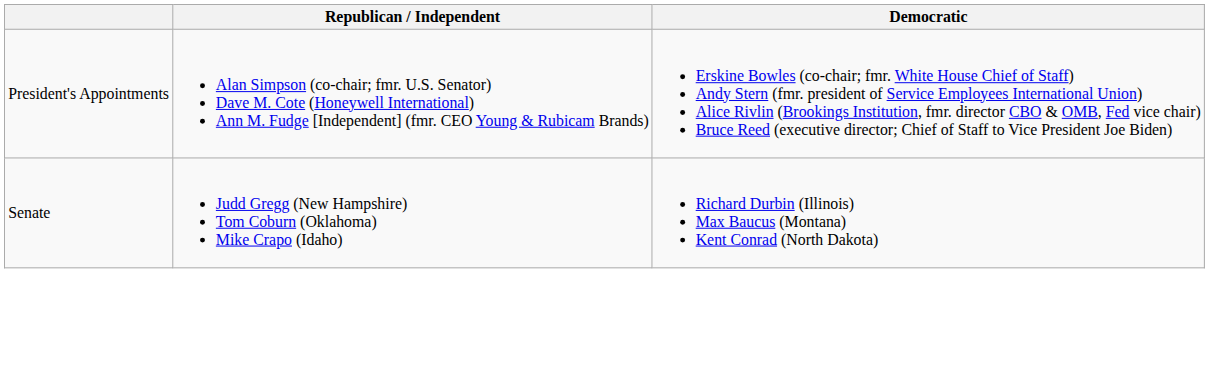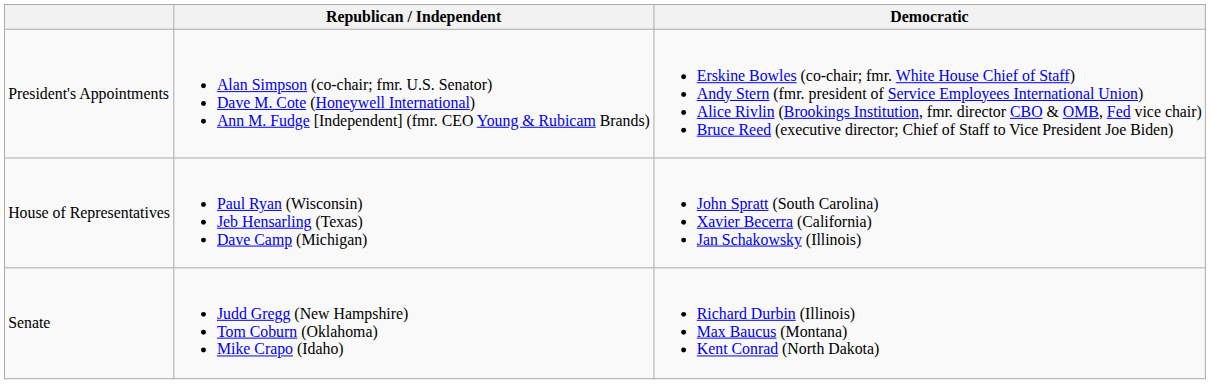+ row: (89, 212)
